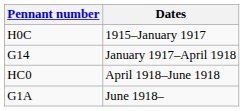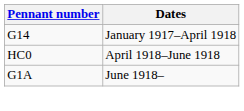- row: (19, 34)
